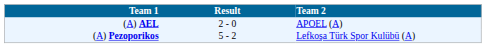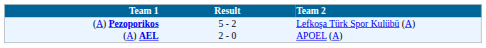rows swapped: (141, 23) <-> (126, 36)
